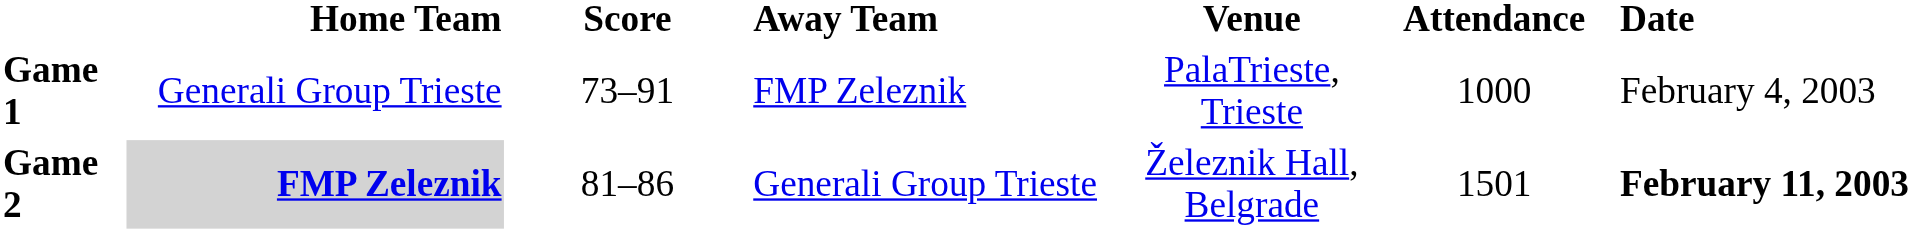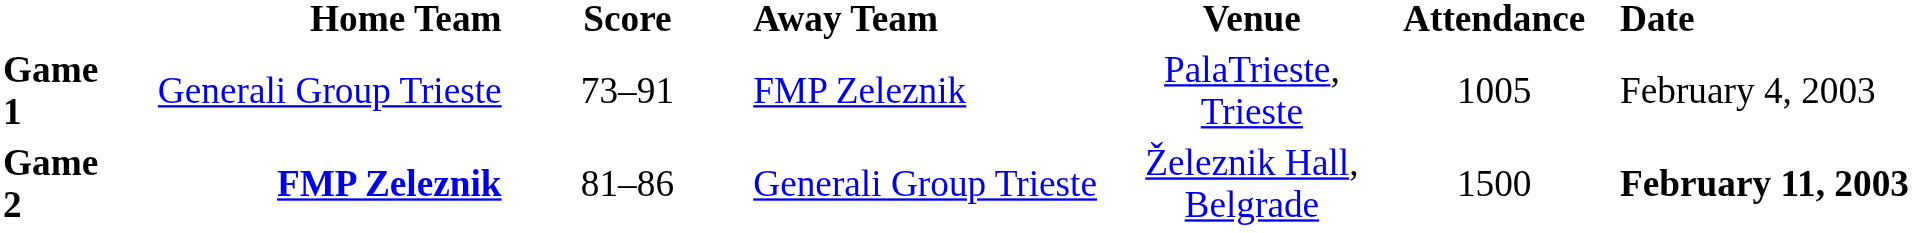(1494, 90) 1000 -> (1494, 90) 1005
(389, 183) lightgrey background -> (389, 183) no background
(1494, 183) 1501 -> (1494, 183) 1500
